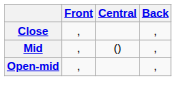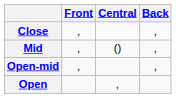+ row: (33, 84)
